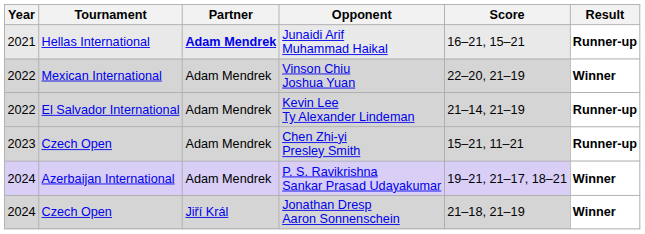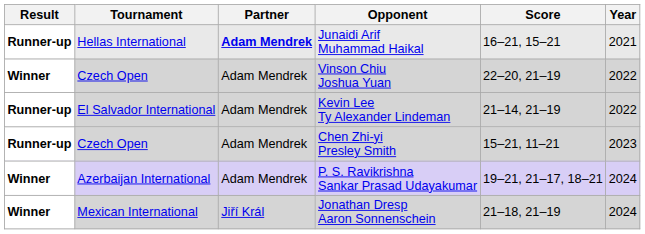columns swapped: (21, 15) <-> (605, 15)
(102, 76) Mexican International -> (113, 76) Czech Open
(77, 212) Czech Open -> (138, 212) Mexican International
